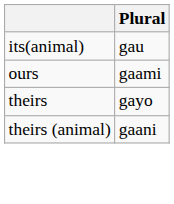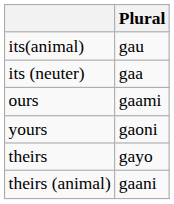+ row: (47, 73)
+ row: (28, 128)
